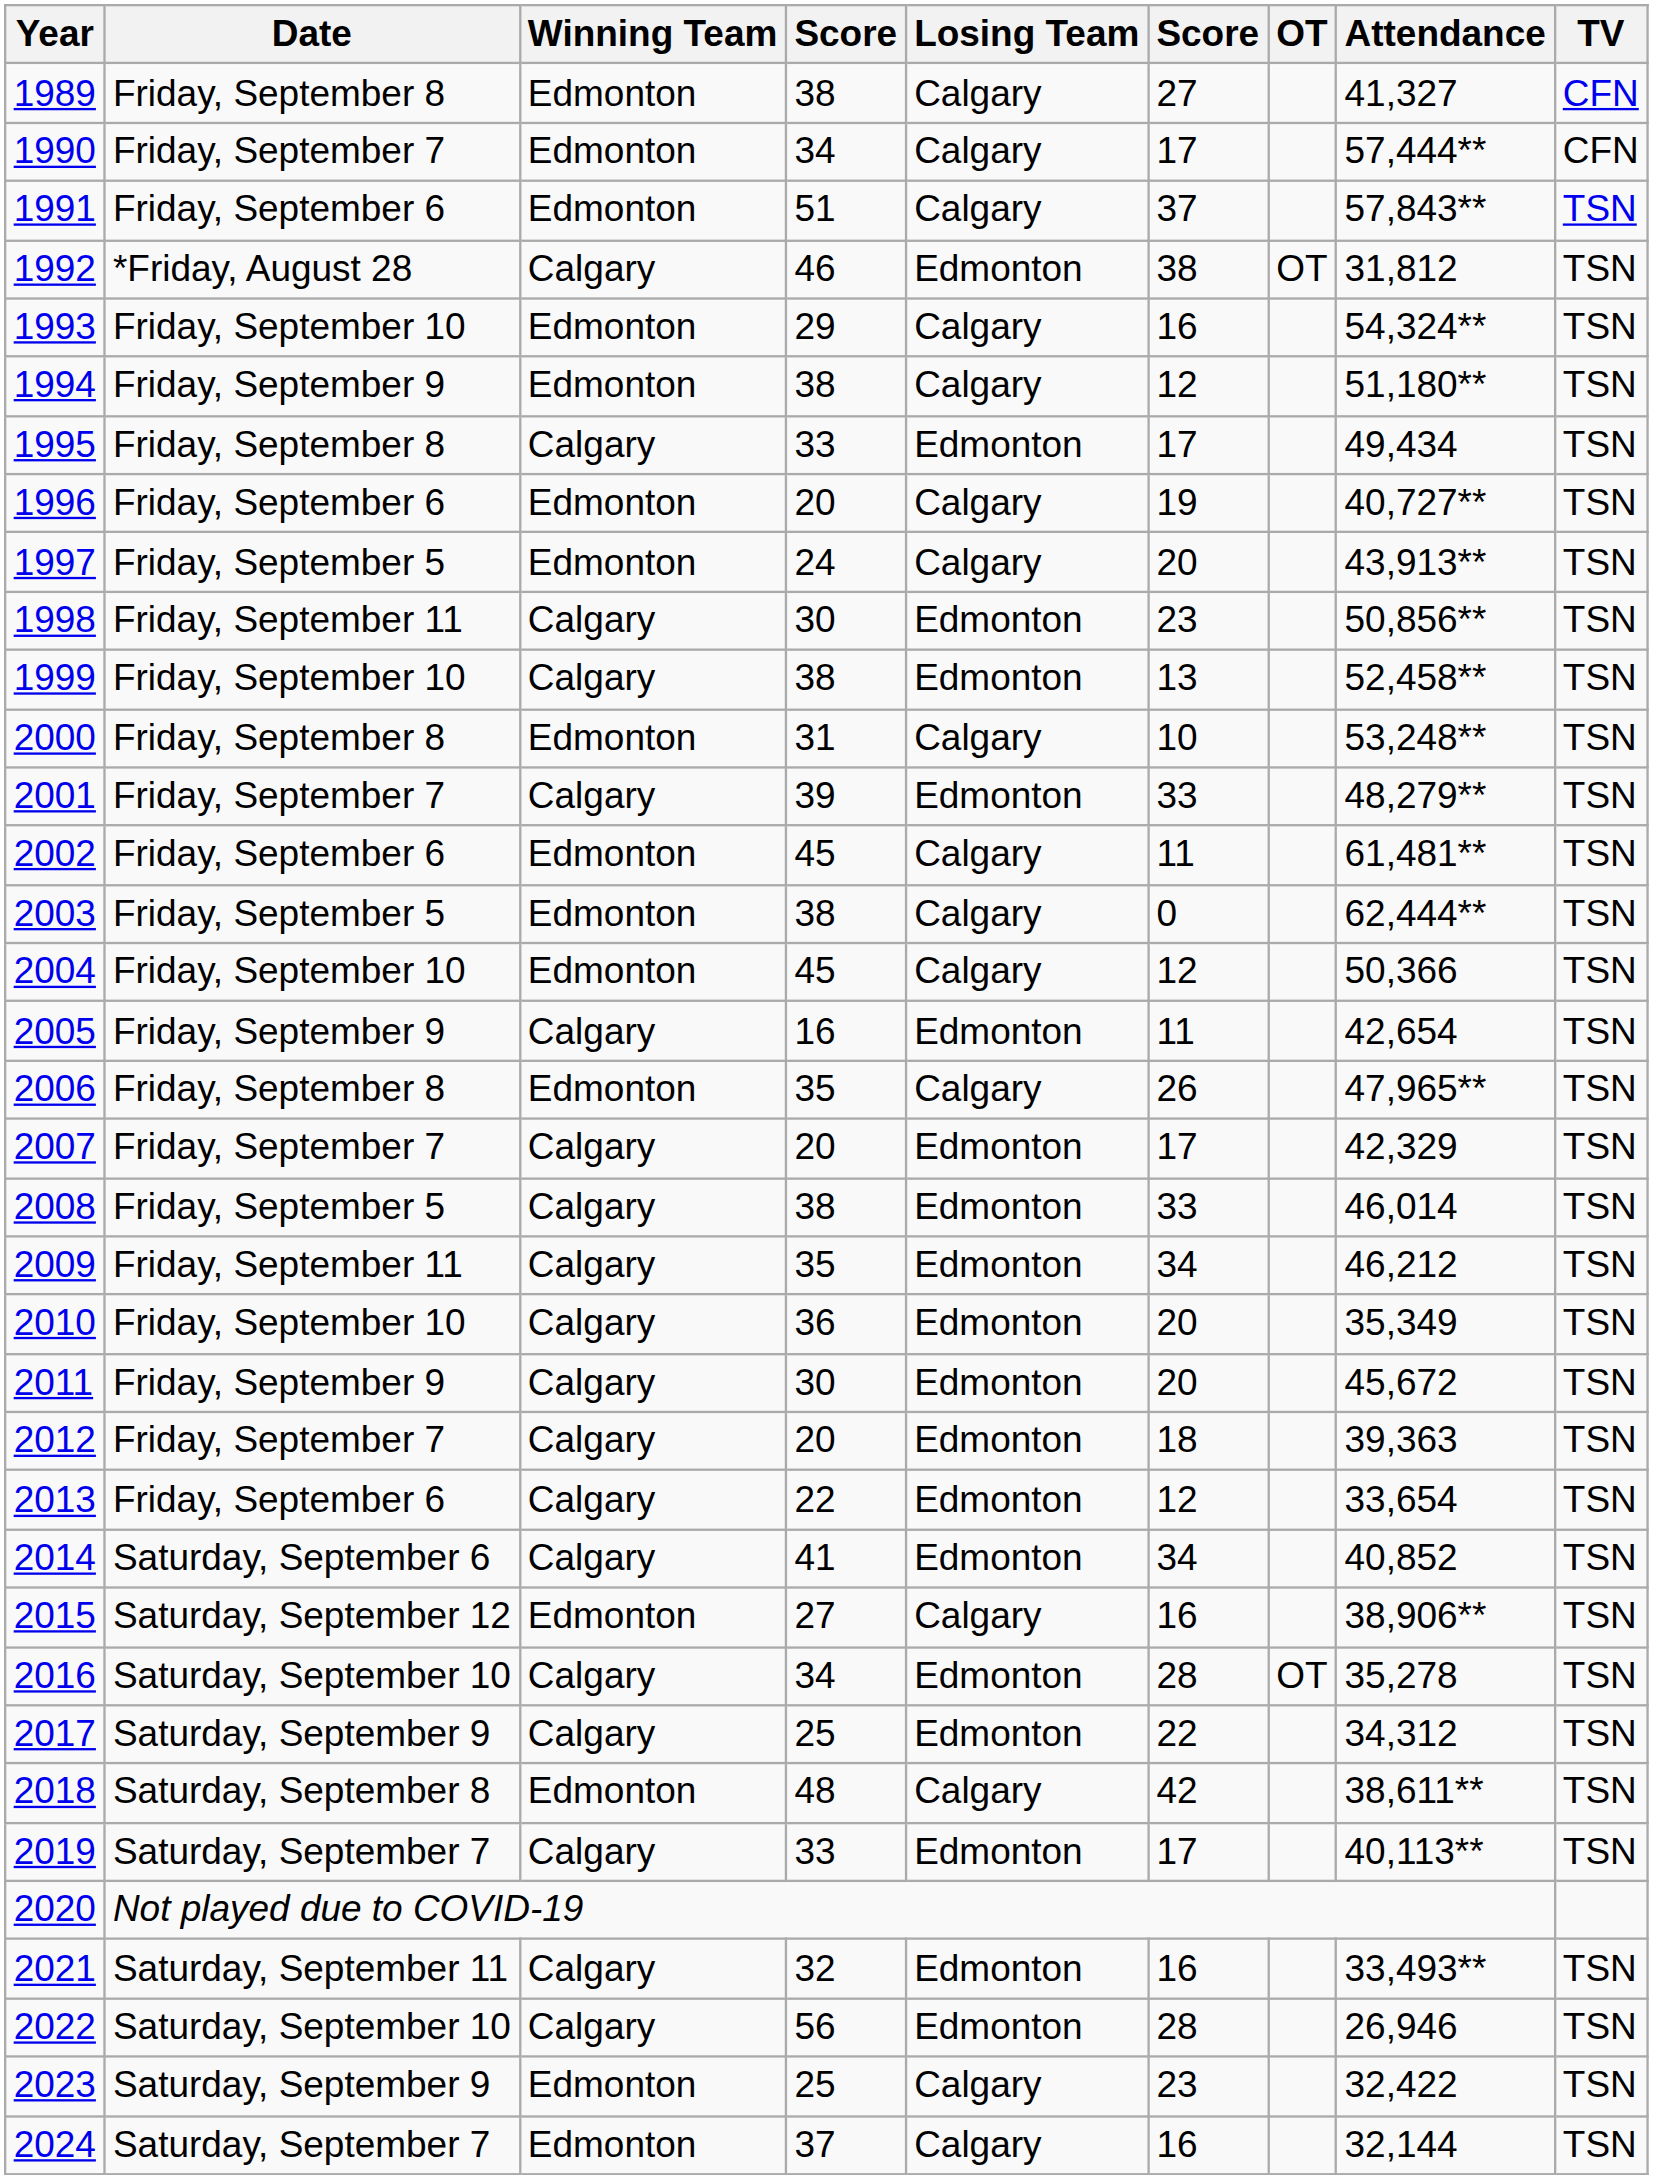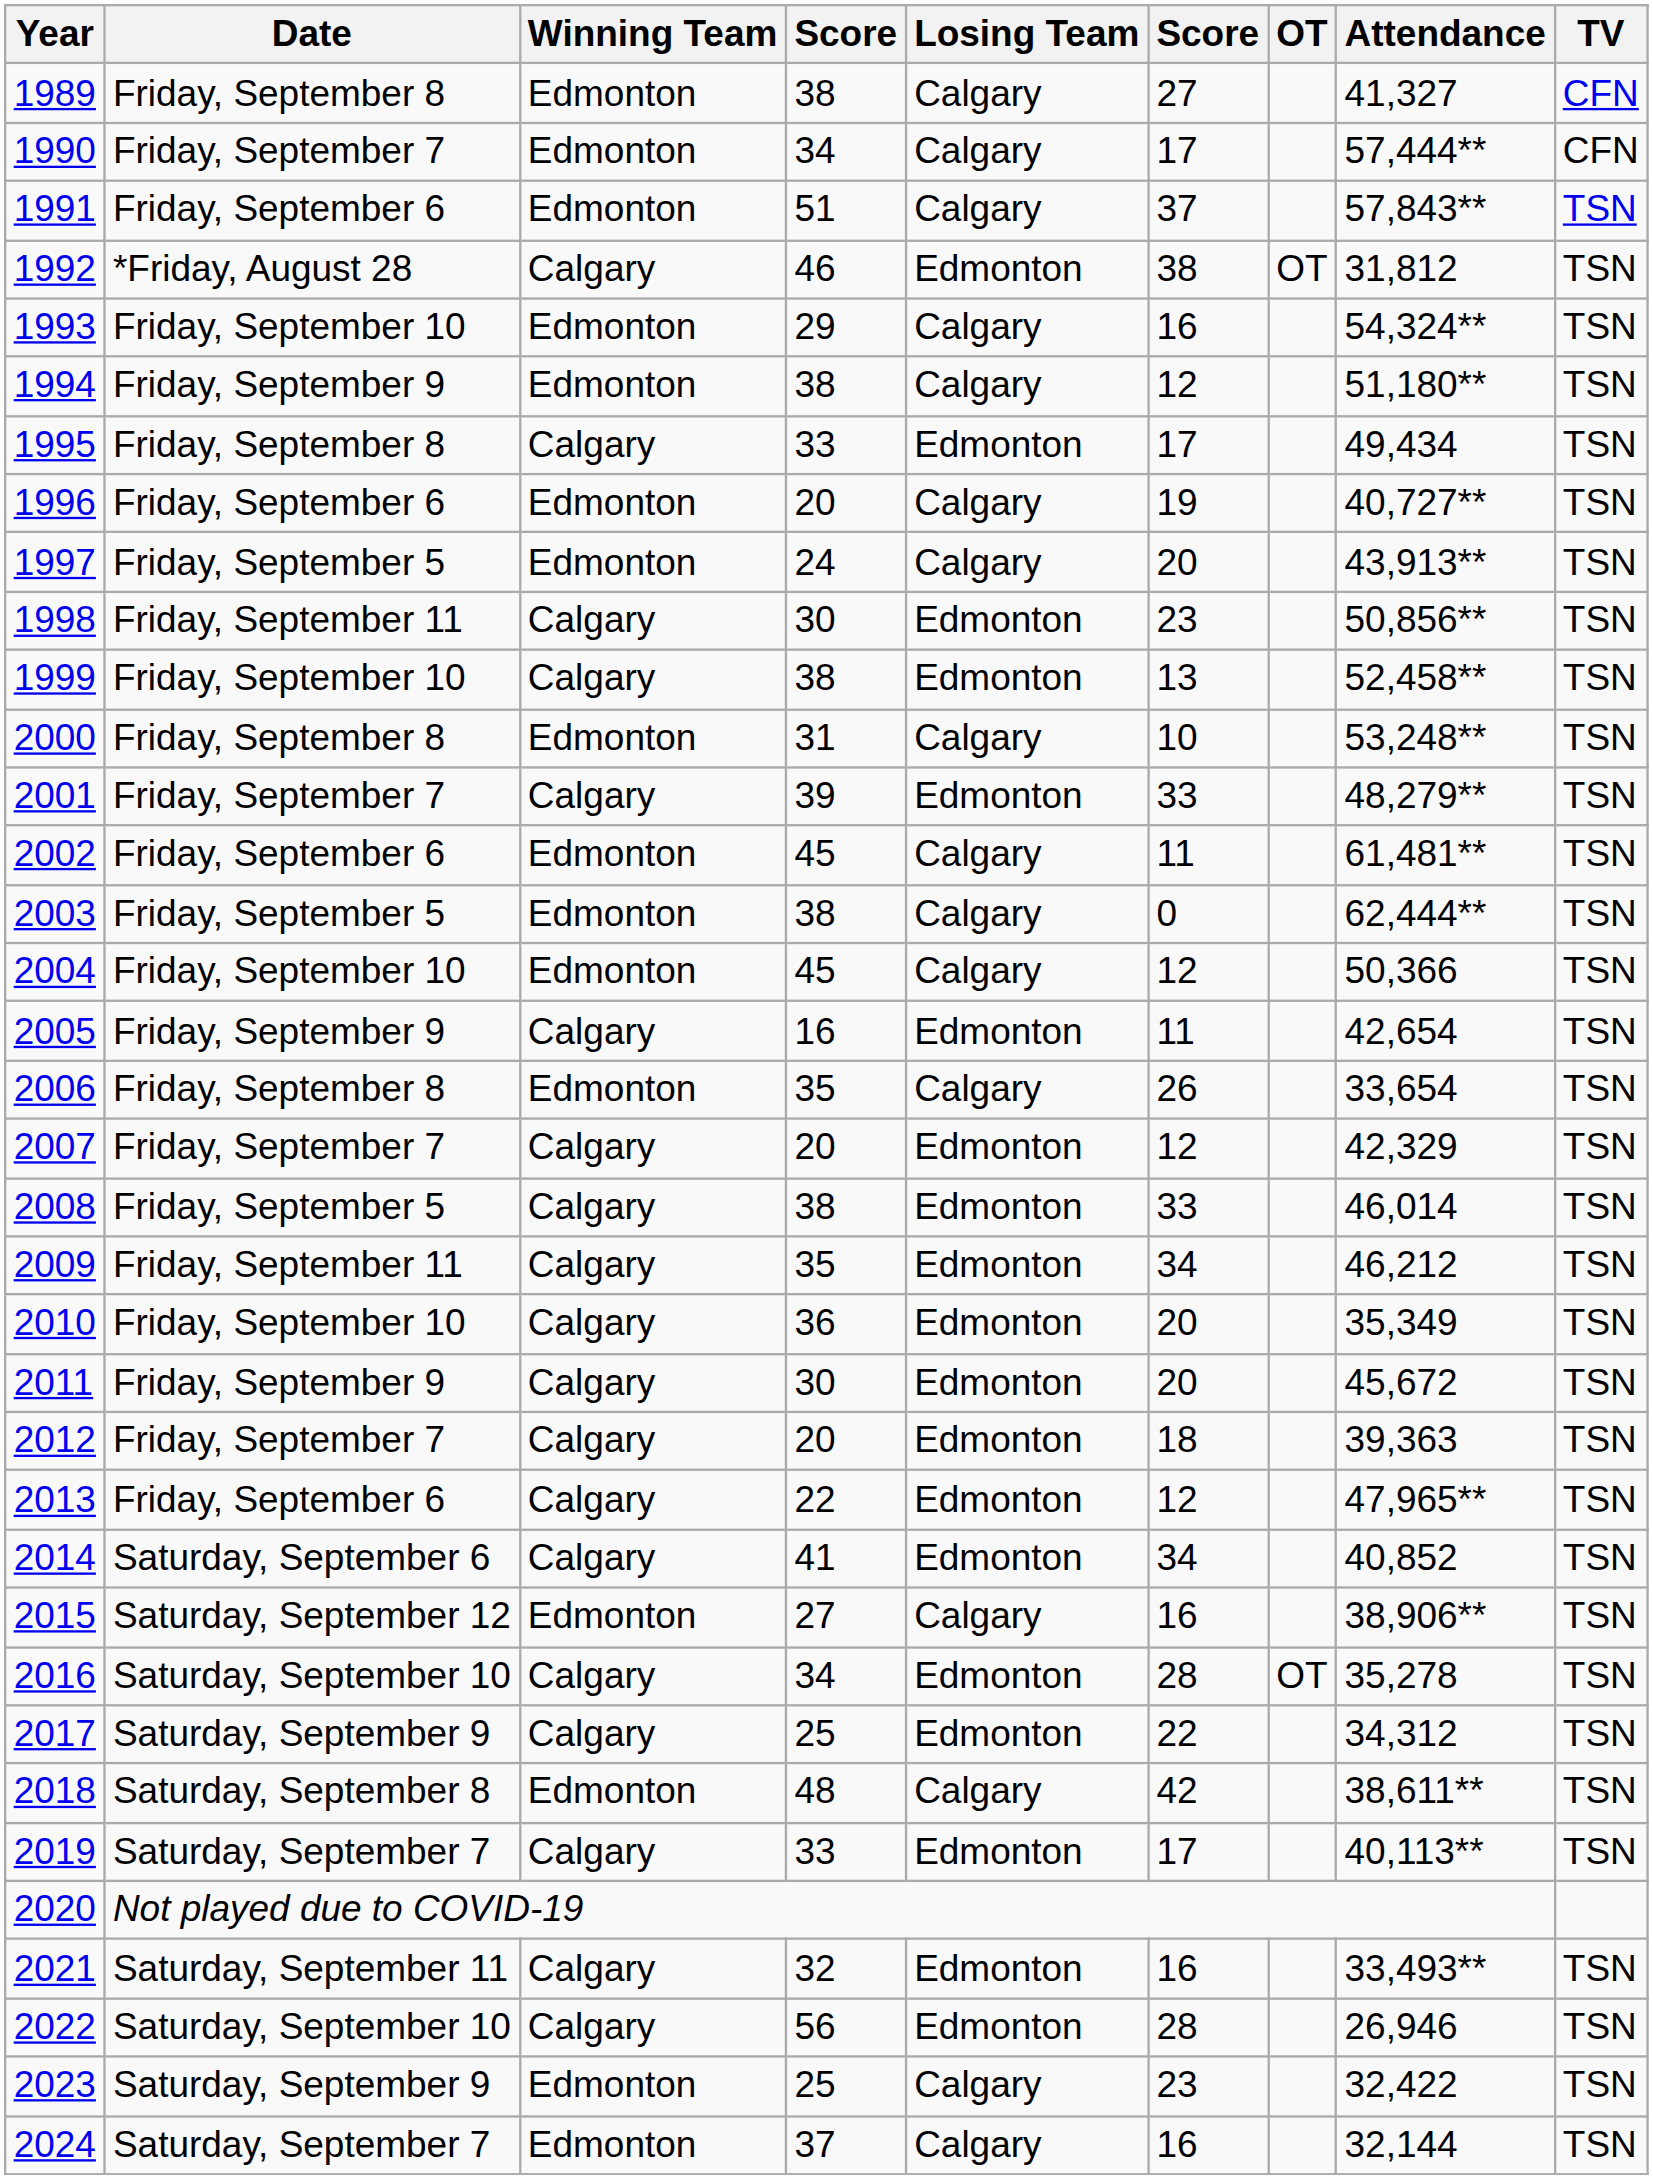(1415, 1088) 47,965** -> (1401, 1088) 33,654
(1177, 1147) 17 -> (1177, 1147) 12
(1401, 1499) 33,654 -> (1415, 1499) 47,965**
